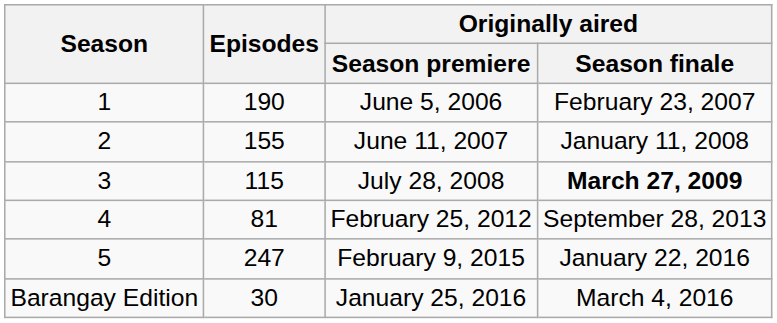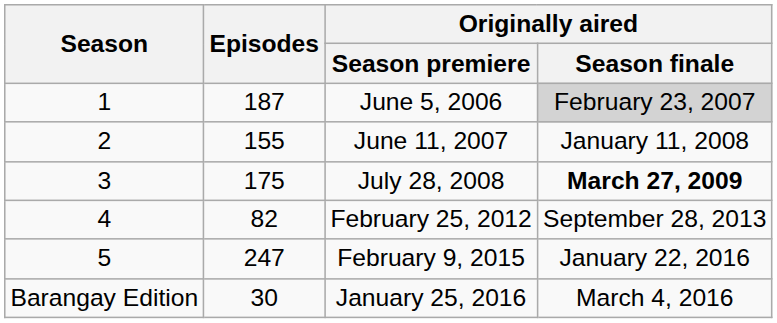(264, 102) 190 -> (264, 102) 187
(655, 102) no background -> (655, 102) lightgrey background
(264, 180) 115 -> (264, 180) 175
(264, 219) 81 -> (264, 219) 82
